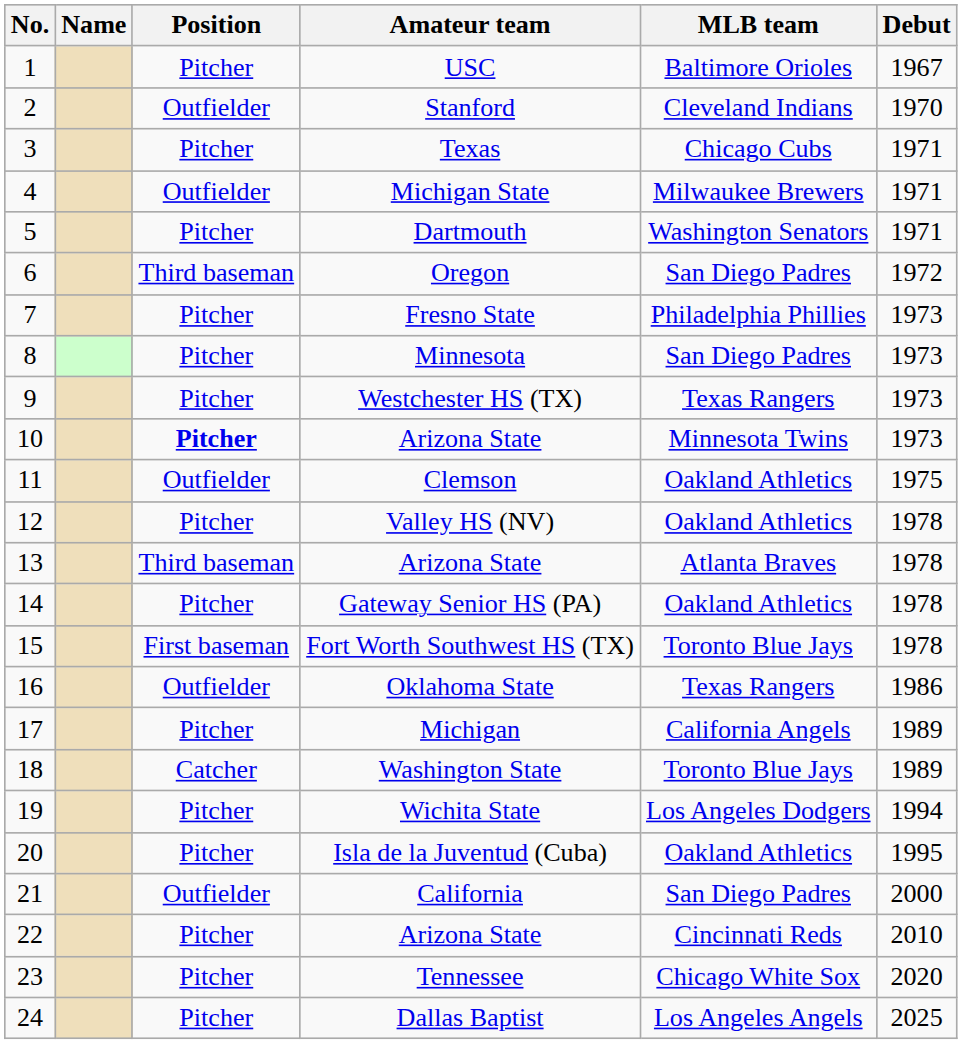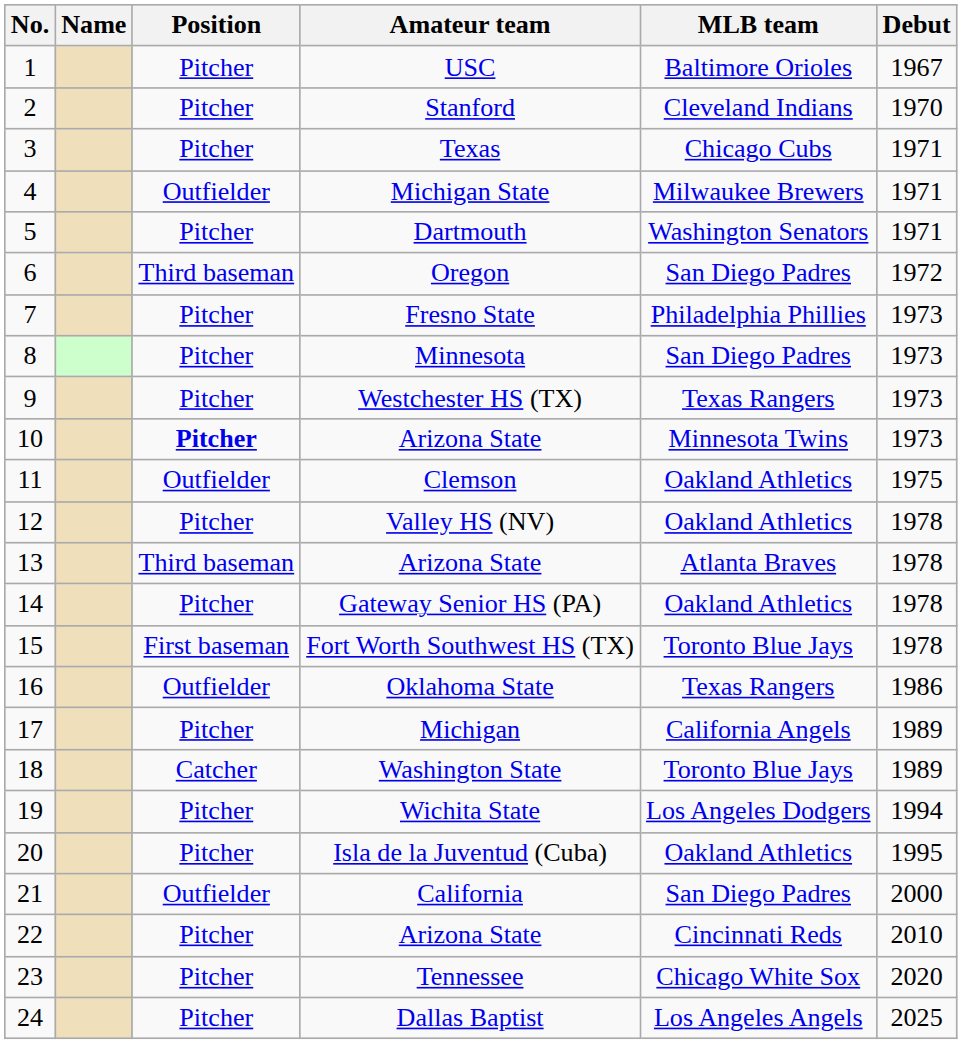(216, 107) Outfielder -> (216, 107) Pitcher
